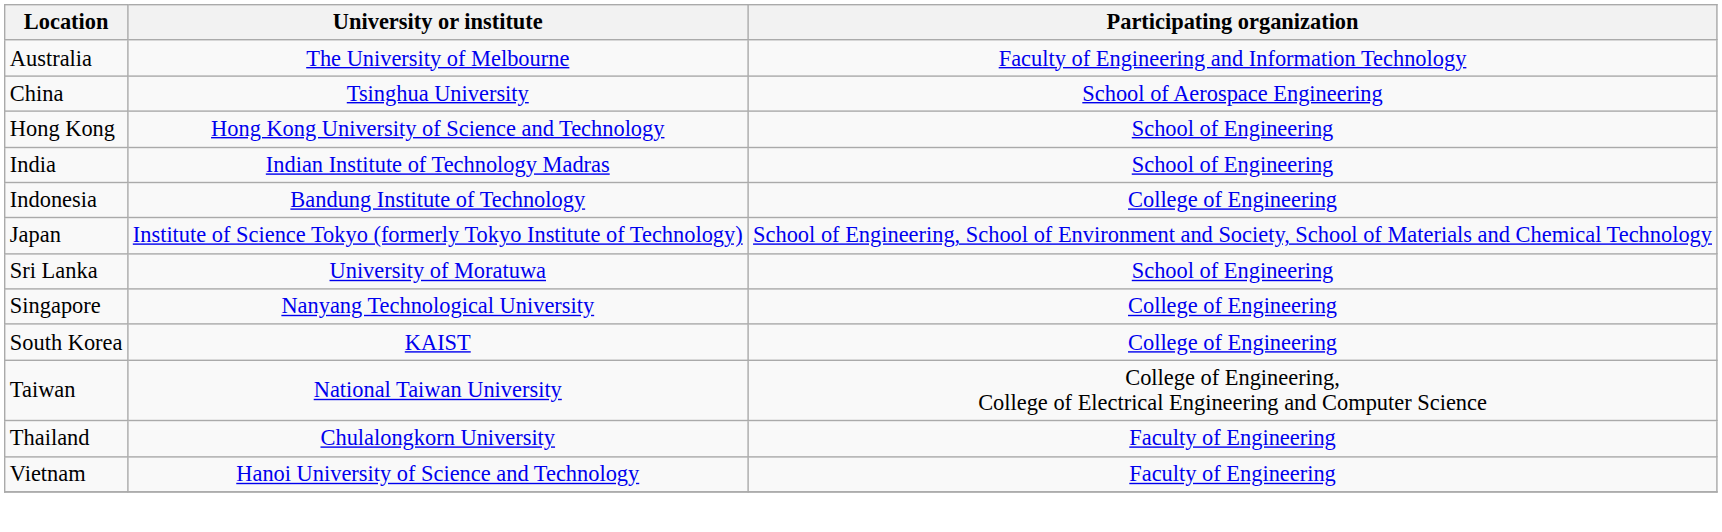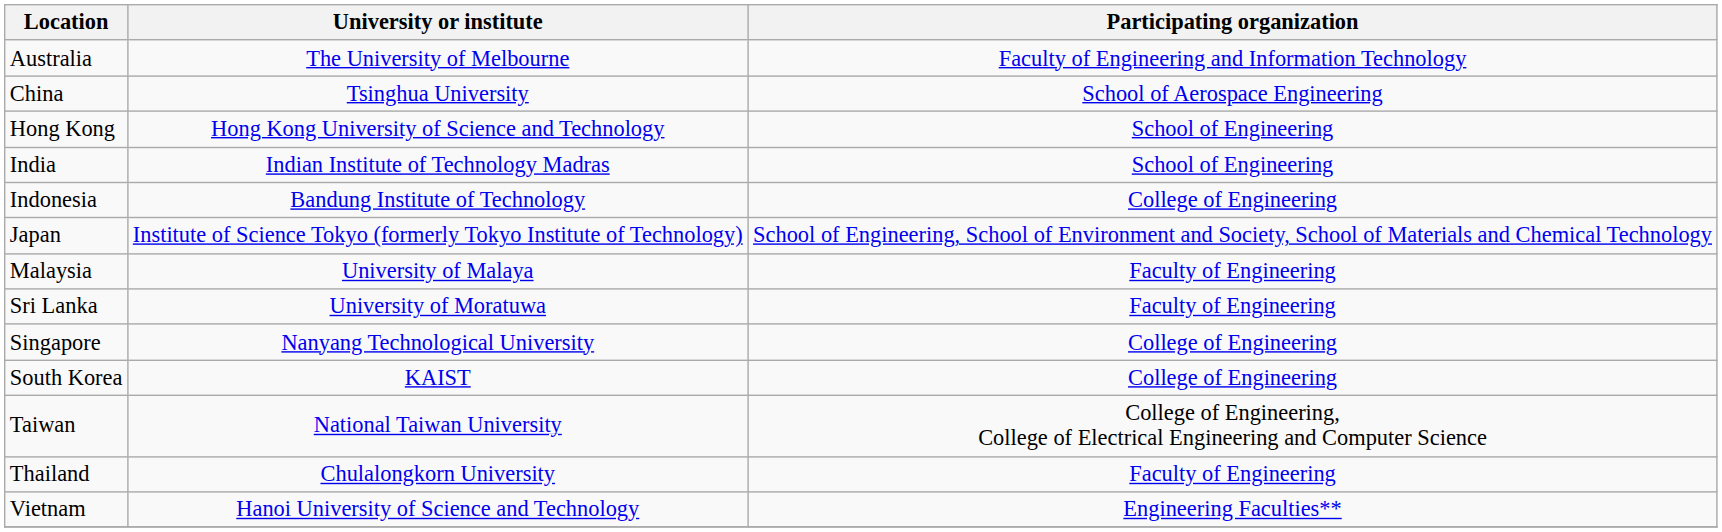+ row: (51, 270)
(1233, 270) School of Engineering -> (1233, 306) Faculty of Engineering
(1233, 473) Faculty of Engineering -> (1233, 509) Engineering Faculties**
